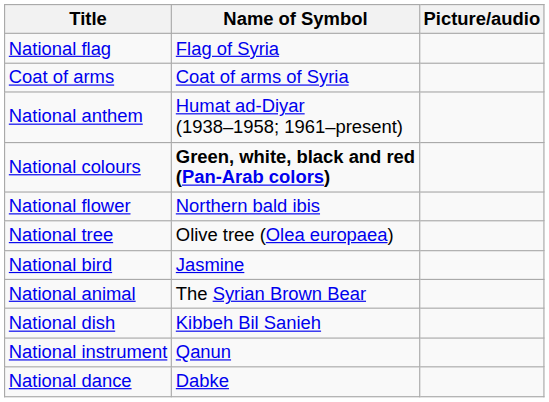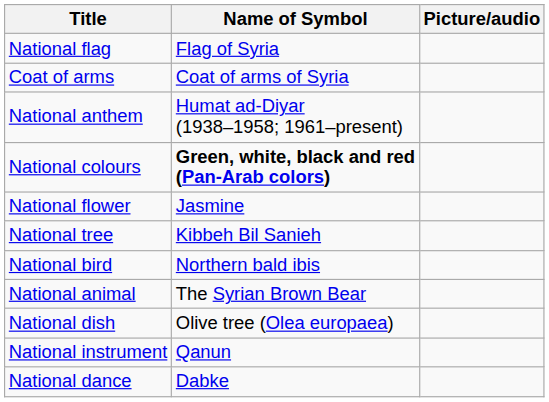(248, 206) Northern bald ibis -> (210, 206) Jasmine
(285, 235) Olive tree (Olea europaea) -> (248, 235) Kibbeh Bil Sanieh
(210, 264) Jasmine -> (248, 264) Northern bald ibis
(248, 323) Kibbeh Bil Sanieh -> (285, 323) Olive tree (Olea europaea)
